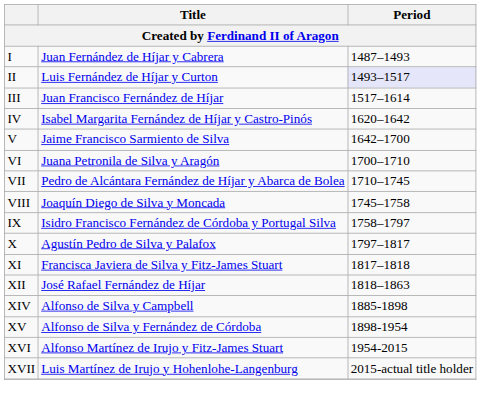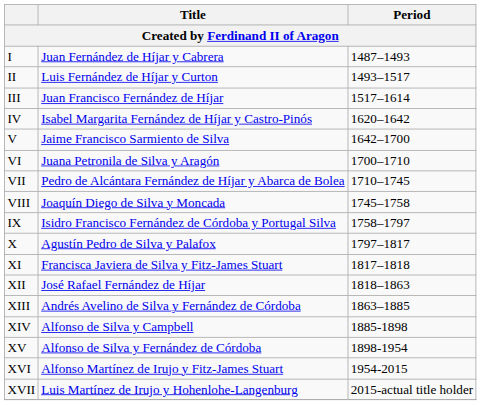(380, 77) lavender background -> (380, 77) no background
+ row: (19, 306)
